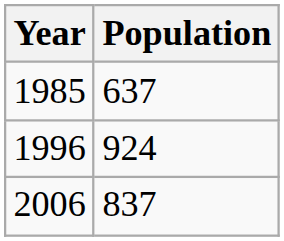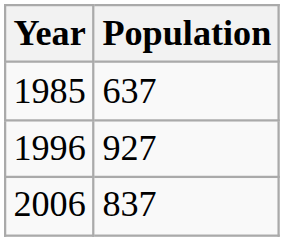(130, 147) 924 -> (130, 147) 927
